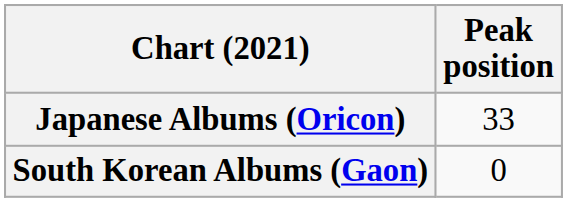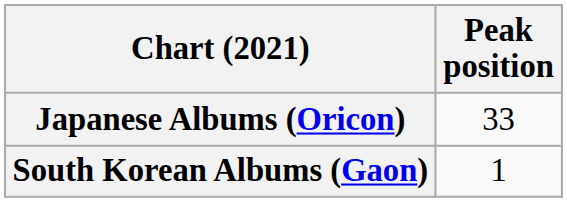(499, 170) 0 -> (499, 170) 1
